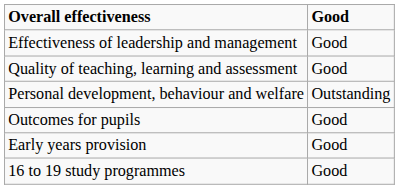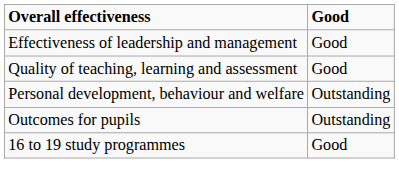(329, 119) Good -> (351, 119) Outstanding
- row: (77, 145)
